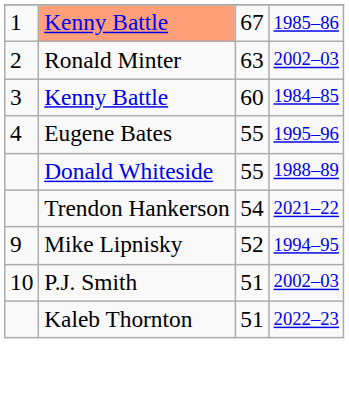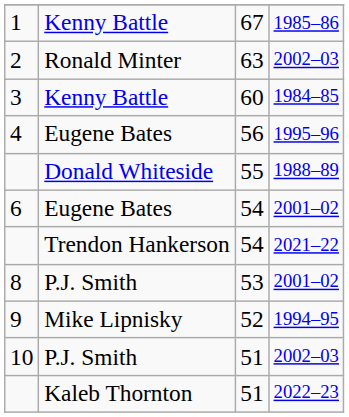(106, 23) lightsalmon background -> (106, 23) no background
(252, 134) 55 -> (252, 134) 56
+ row: (16, 208)
+ row: (16, 282)
